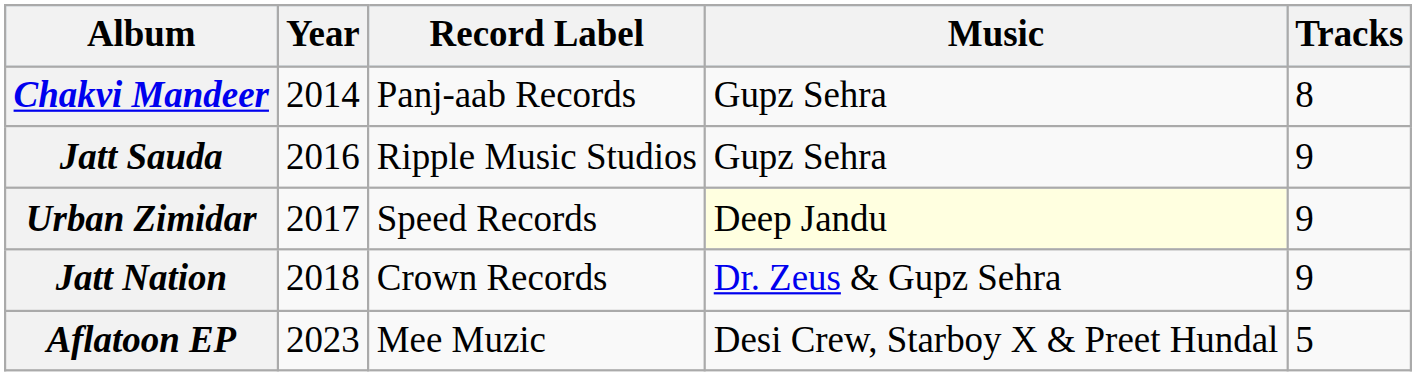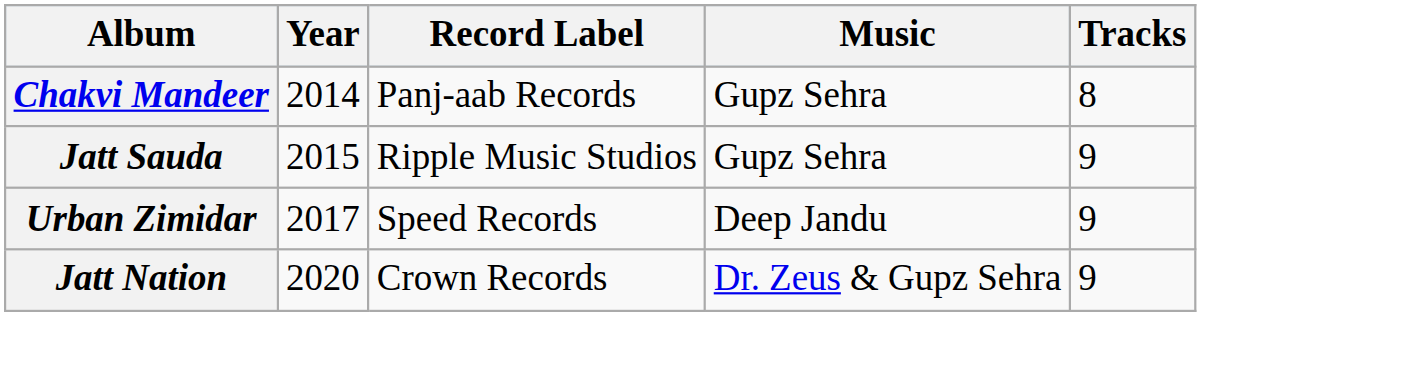(323, 156) 2016 -> (323, 156) 2015
(800, 217) lightyellow background -> (800, 217) no background
(323, 278) 2018 -> (323, 278) 2020
- row: (141, 339)
